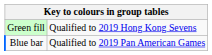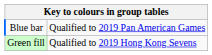rows swapped: (26, 27) <-> (26, 43)
